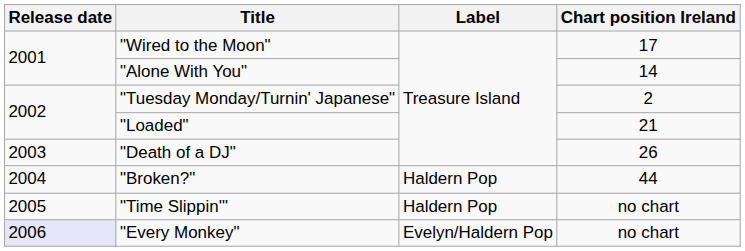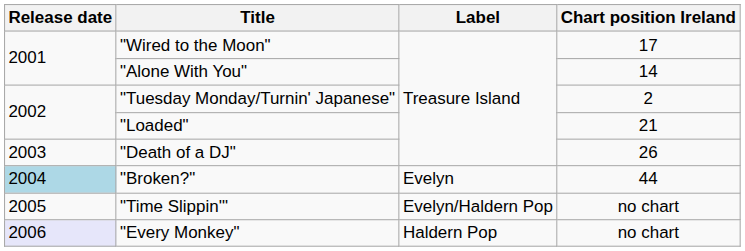(27, 179) no background -> (27, 179) lightblue background
(450, 179) Haldern Pop -> (428, 179) Evelyn
(450, 206) Haldern Pop -> (478, 206) Evelyn/Haldern Pop
(478, 233) Evelyn/Haldern Pop -> (450, 233) Haldern Pop
